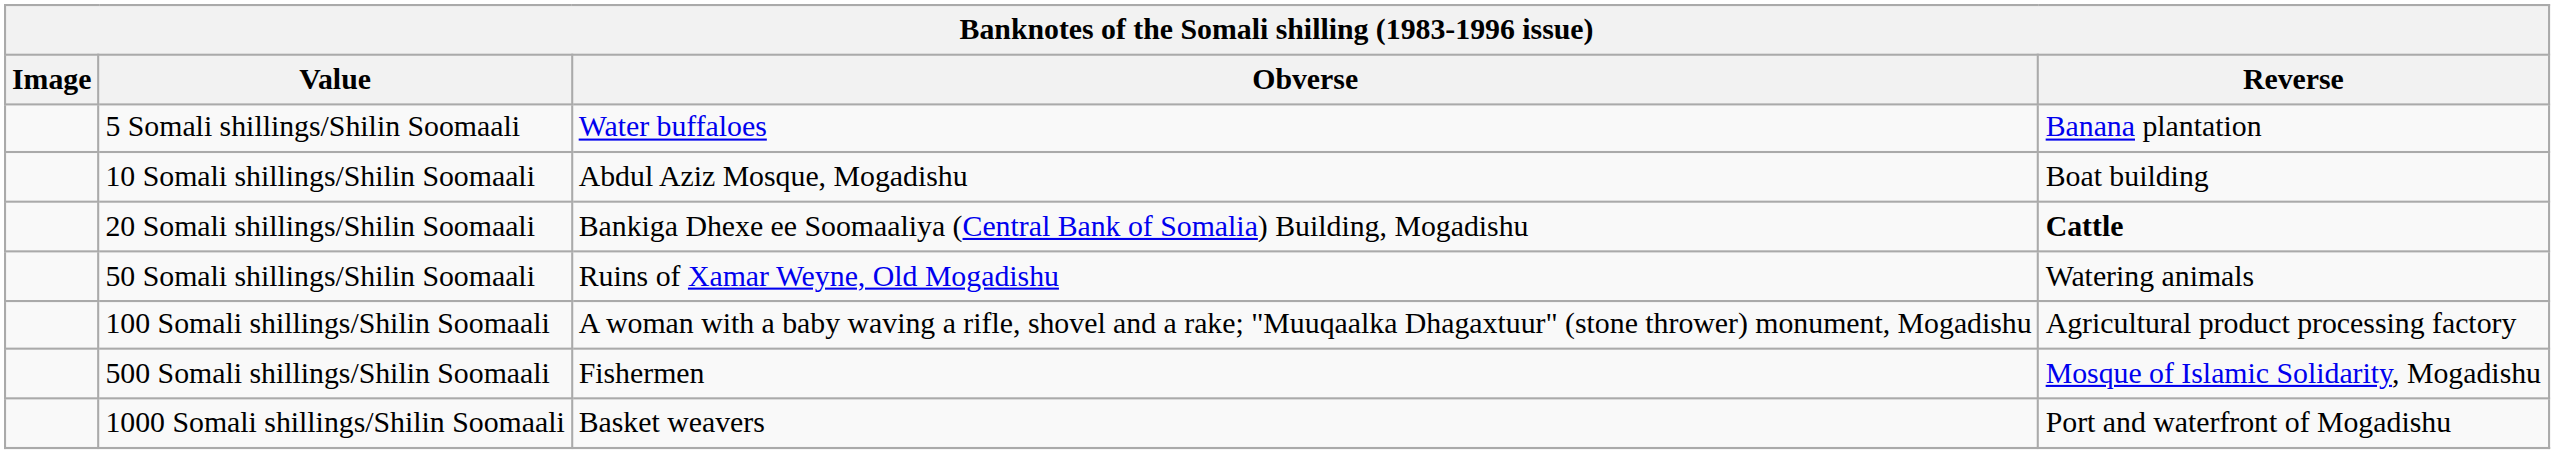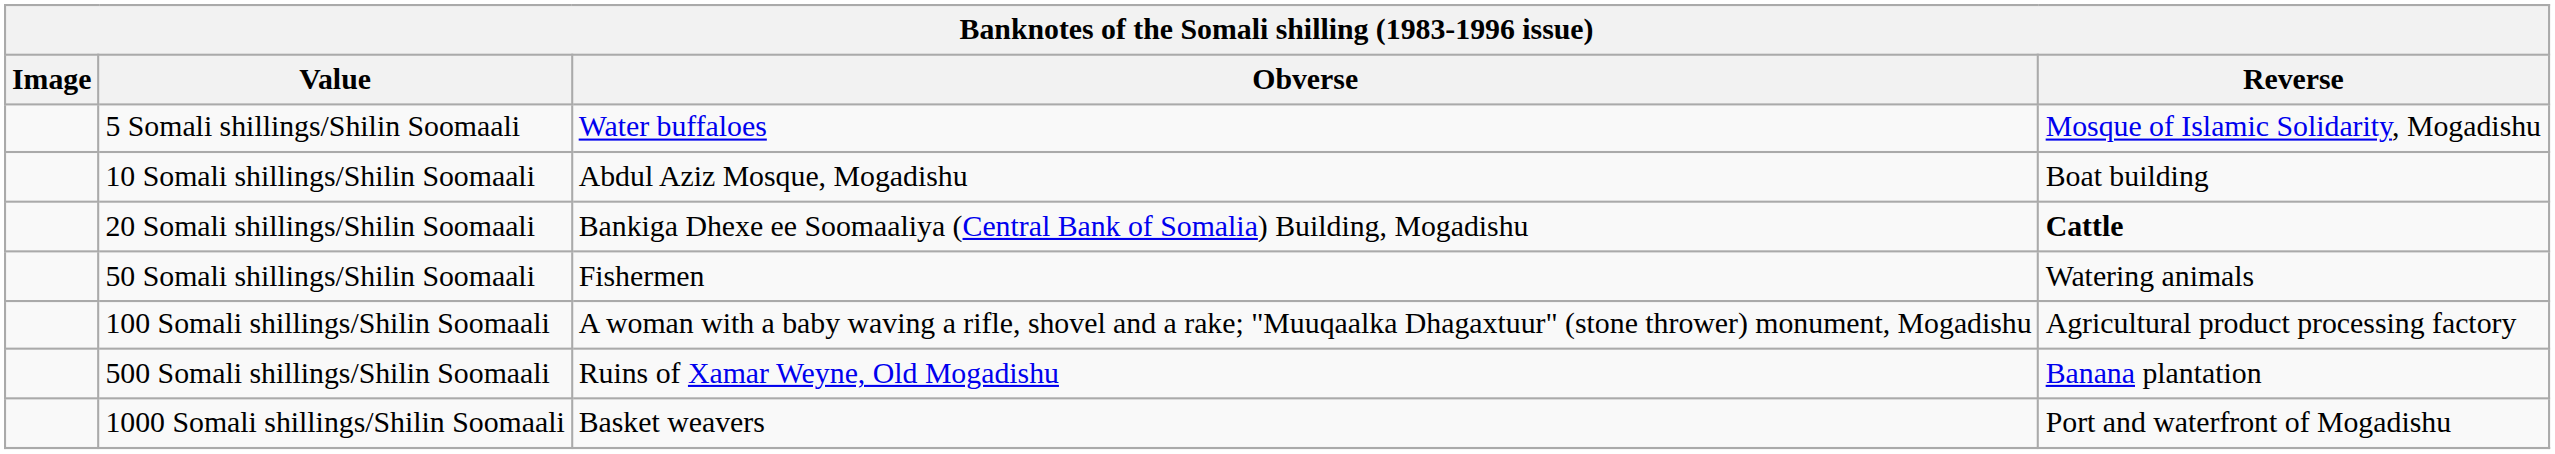(2154, 127) Banana plantation -> (2293, 127) Mosque of Islamic Solidarity, Mogadishu
(819, 275) Ruins of Xamar Weyne, Old Mogadishu -> (642, 275) Fishermen
(642, 373) Fishermen -> (819, 373) Ruins of Xamar Weyne, Old Mogadishu
(2293, 373) Mosque of Islamic Solidarity, Mogadishu -> (2154, 373) Banana plantation
